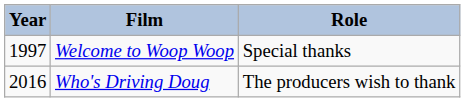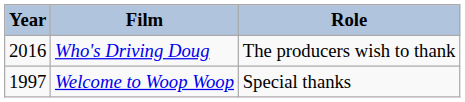rows swapped: (145, 50) <-> (132, 81)
